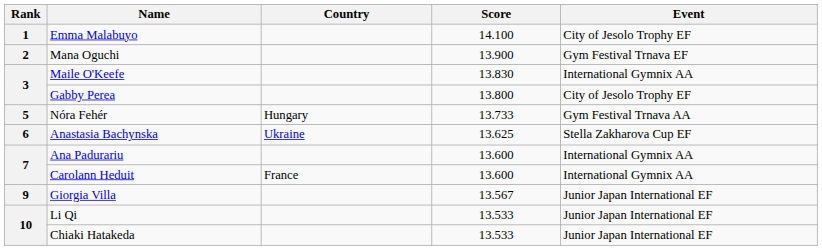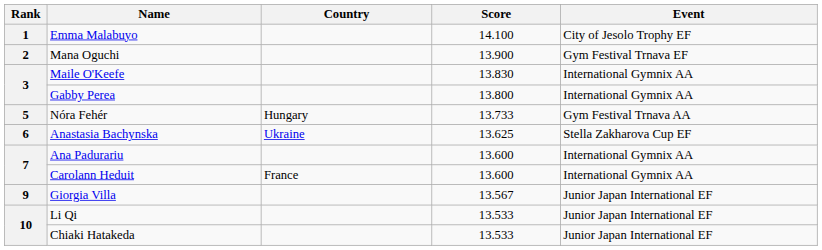(627, 94) City of Jesolo Trophy EF -> (628, 94) International Gymnix AA
